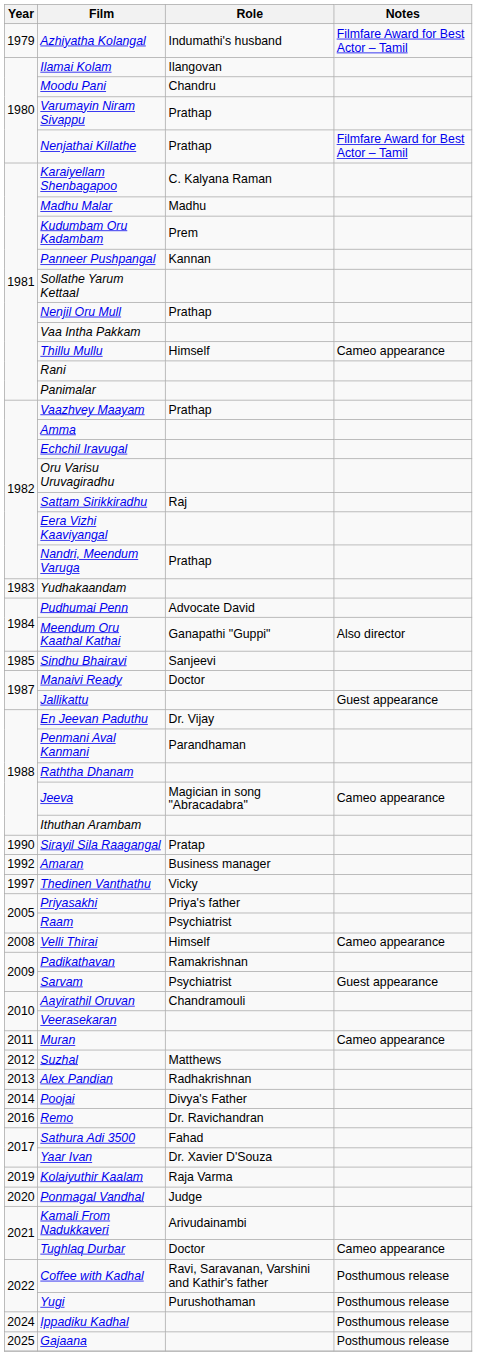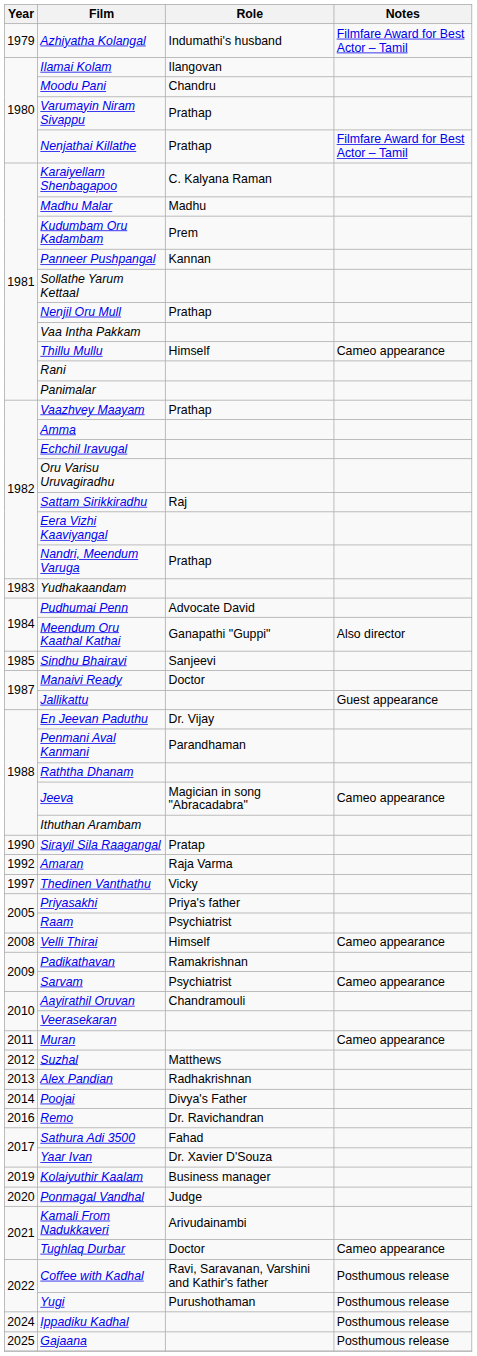(220, 864) Business manager -> (201, 864) Raja Varma
(387, 981) Guest appearance -> (391, 981) Cameo appearance
(201, 1177) Raja Varma -> (220, 1177) Business manager
